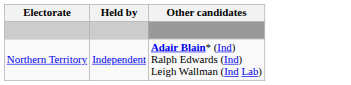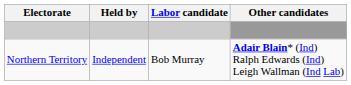+ column: (189, 13)
